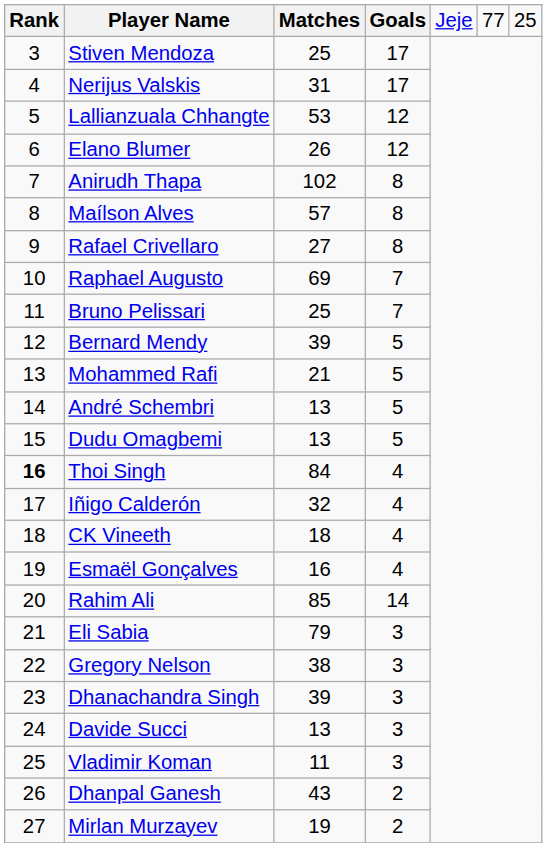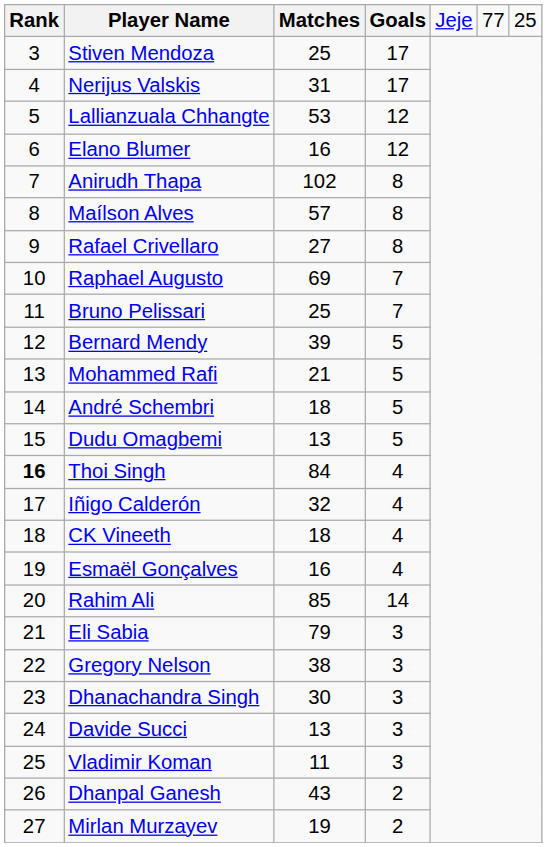(319, 149) 26 -> (319, 149) 16
(319, 407) 13 -> (319, 407) 18
(319, 697) 39 -> (319, 697) 30
